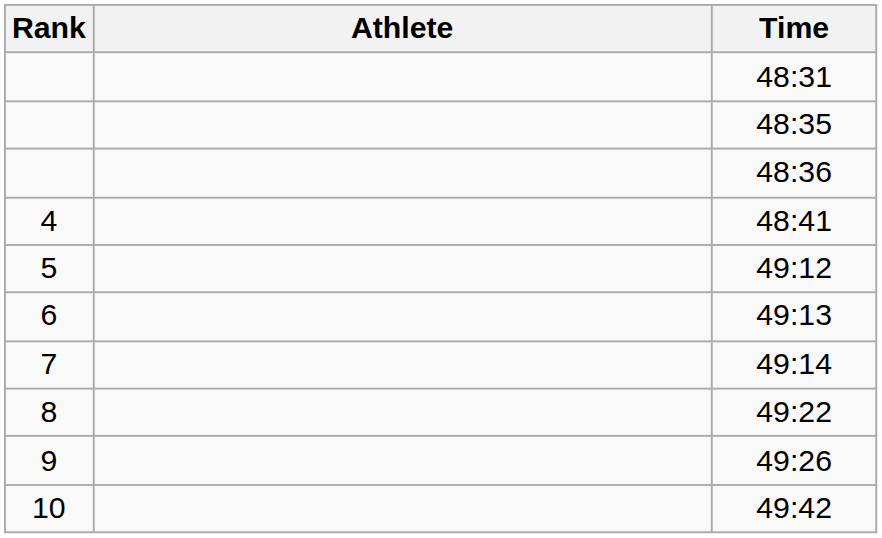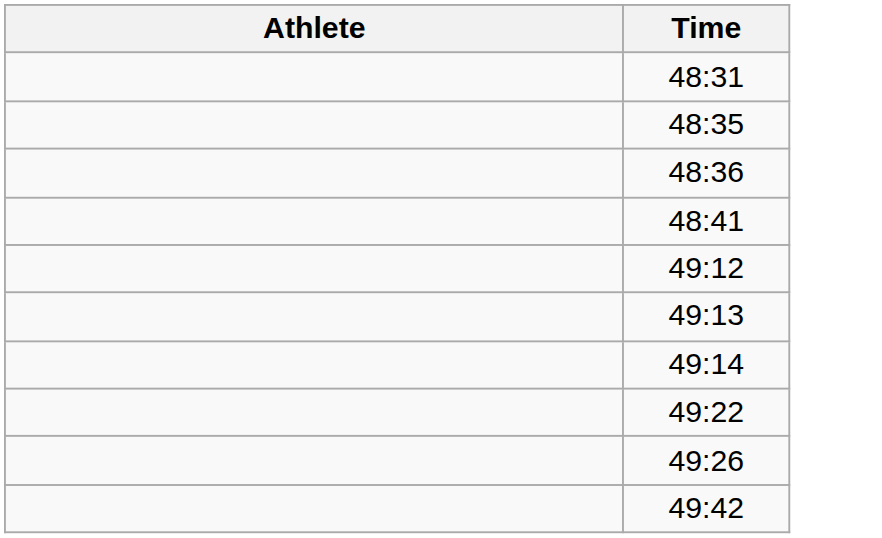- column: (49, 28)
